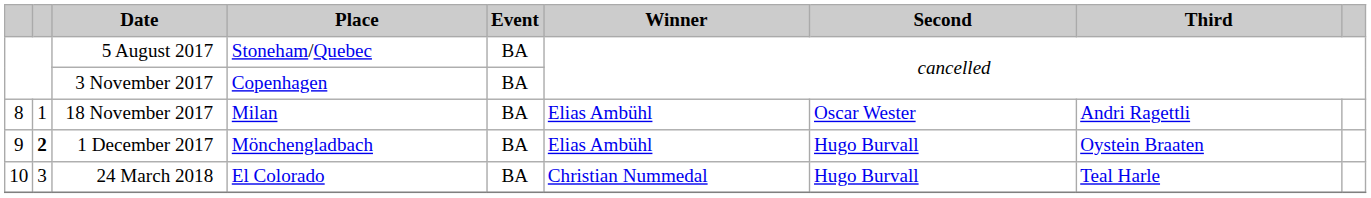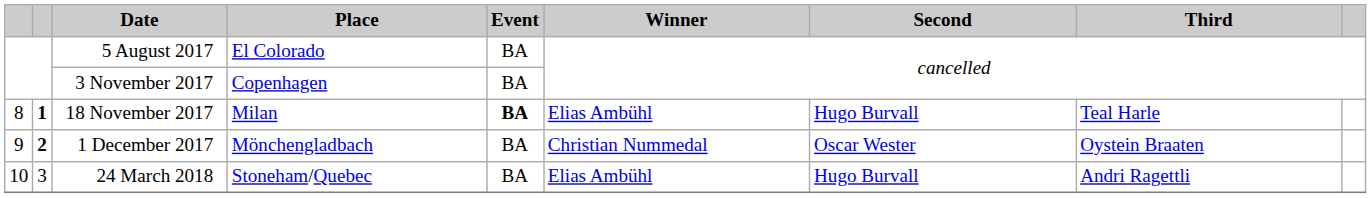(302, 51) Stoneham/Quebec -> (278, 51) El Colorado
(42, 113) normal -> (42, 113) bold
(515, 113) normal -> (515, 113) bold
(865, 113) Oscar Wester -> (866, 113) Hugo Burvall
(1135, 113) Andri Ragettli -> (1120, 113) Teal Harle
(600, 144) Elias Ambühl -> (628, 144) Christian Nummedal
(866, 144) Hugo Burvall -> (865, 144) Oscar Wester
(278, 176) El Colorado -> (302, 176) Stoneham/Quebec
(628, 176) Christian Nummedal -> (600, 176) Elias Ambühl
(1120, 176) Teal Harle -> (1135, 176) Andri Ragettli
